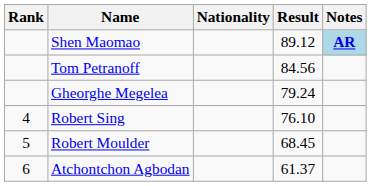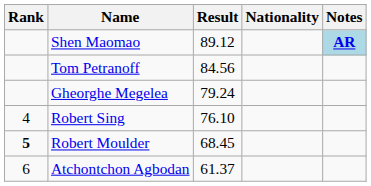columns swapped: (233, 17) <-> (298, 17)
(26, 143) normal -> (26, 143) bold
